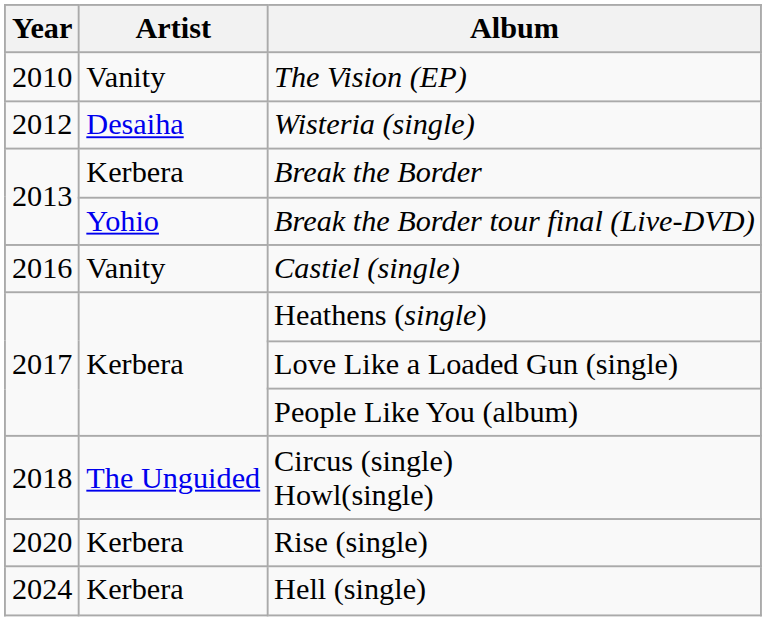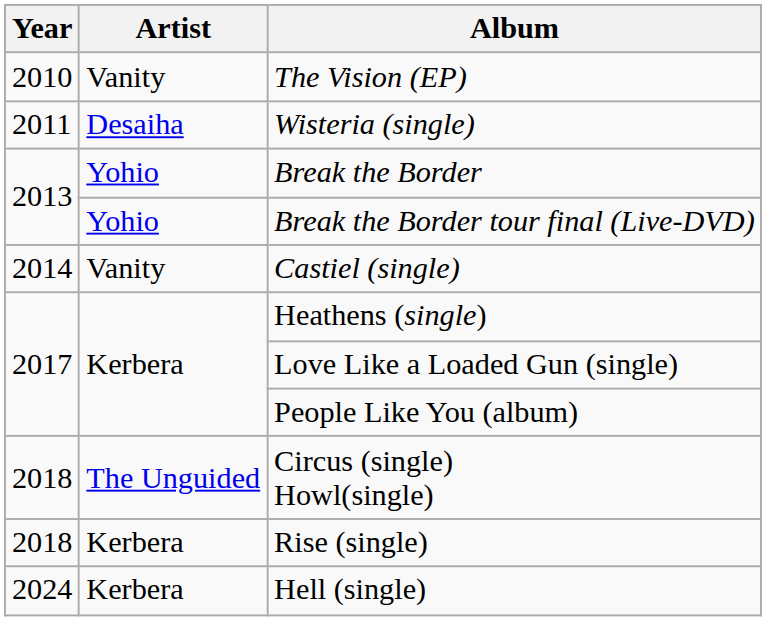(42, 124) 2012 -> (42, 124) 2011
(135, 172) Kerbera -> (123, 172) Yohio
(42, 268) 2016 -> (42, 268) 2014
(42, 542) 2020 -> (42, 542) 2018
